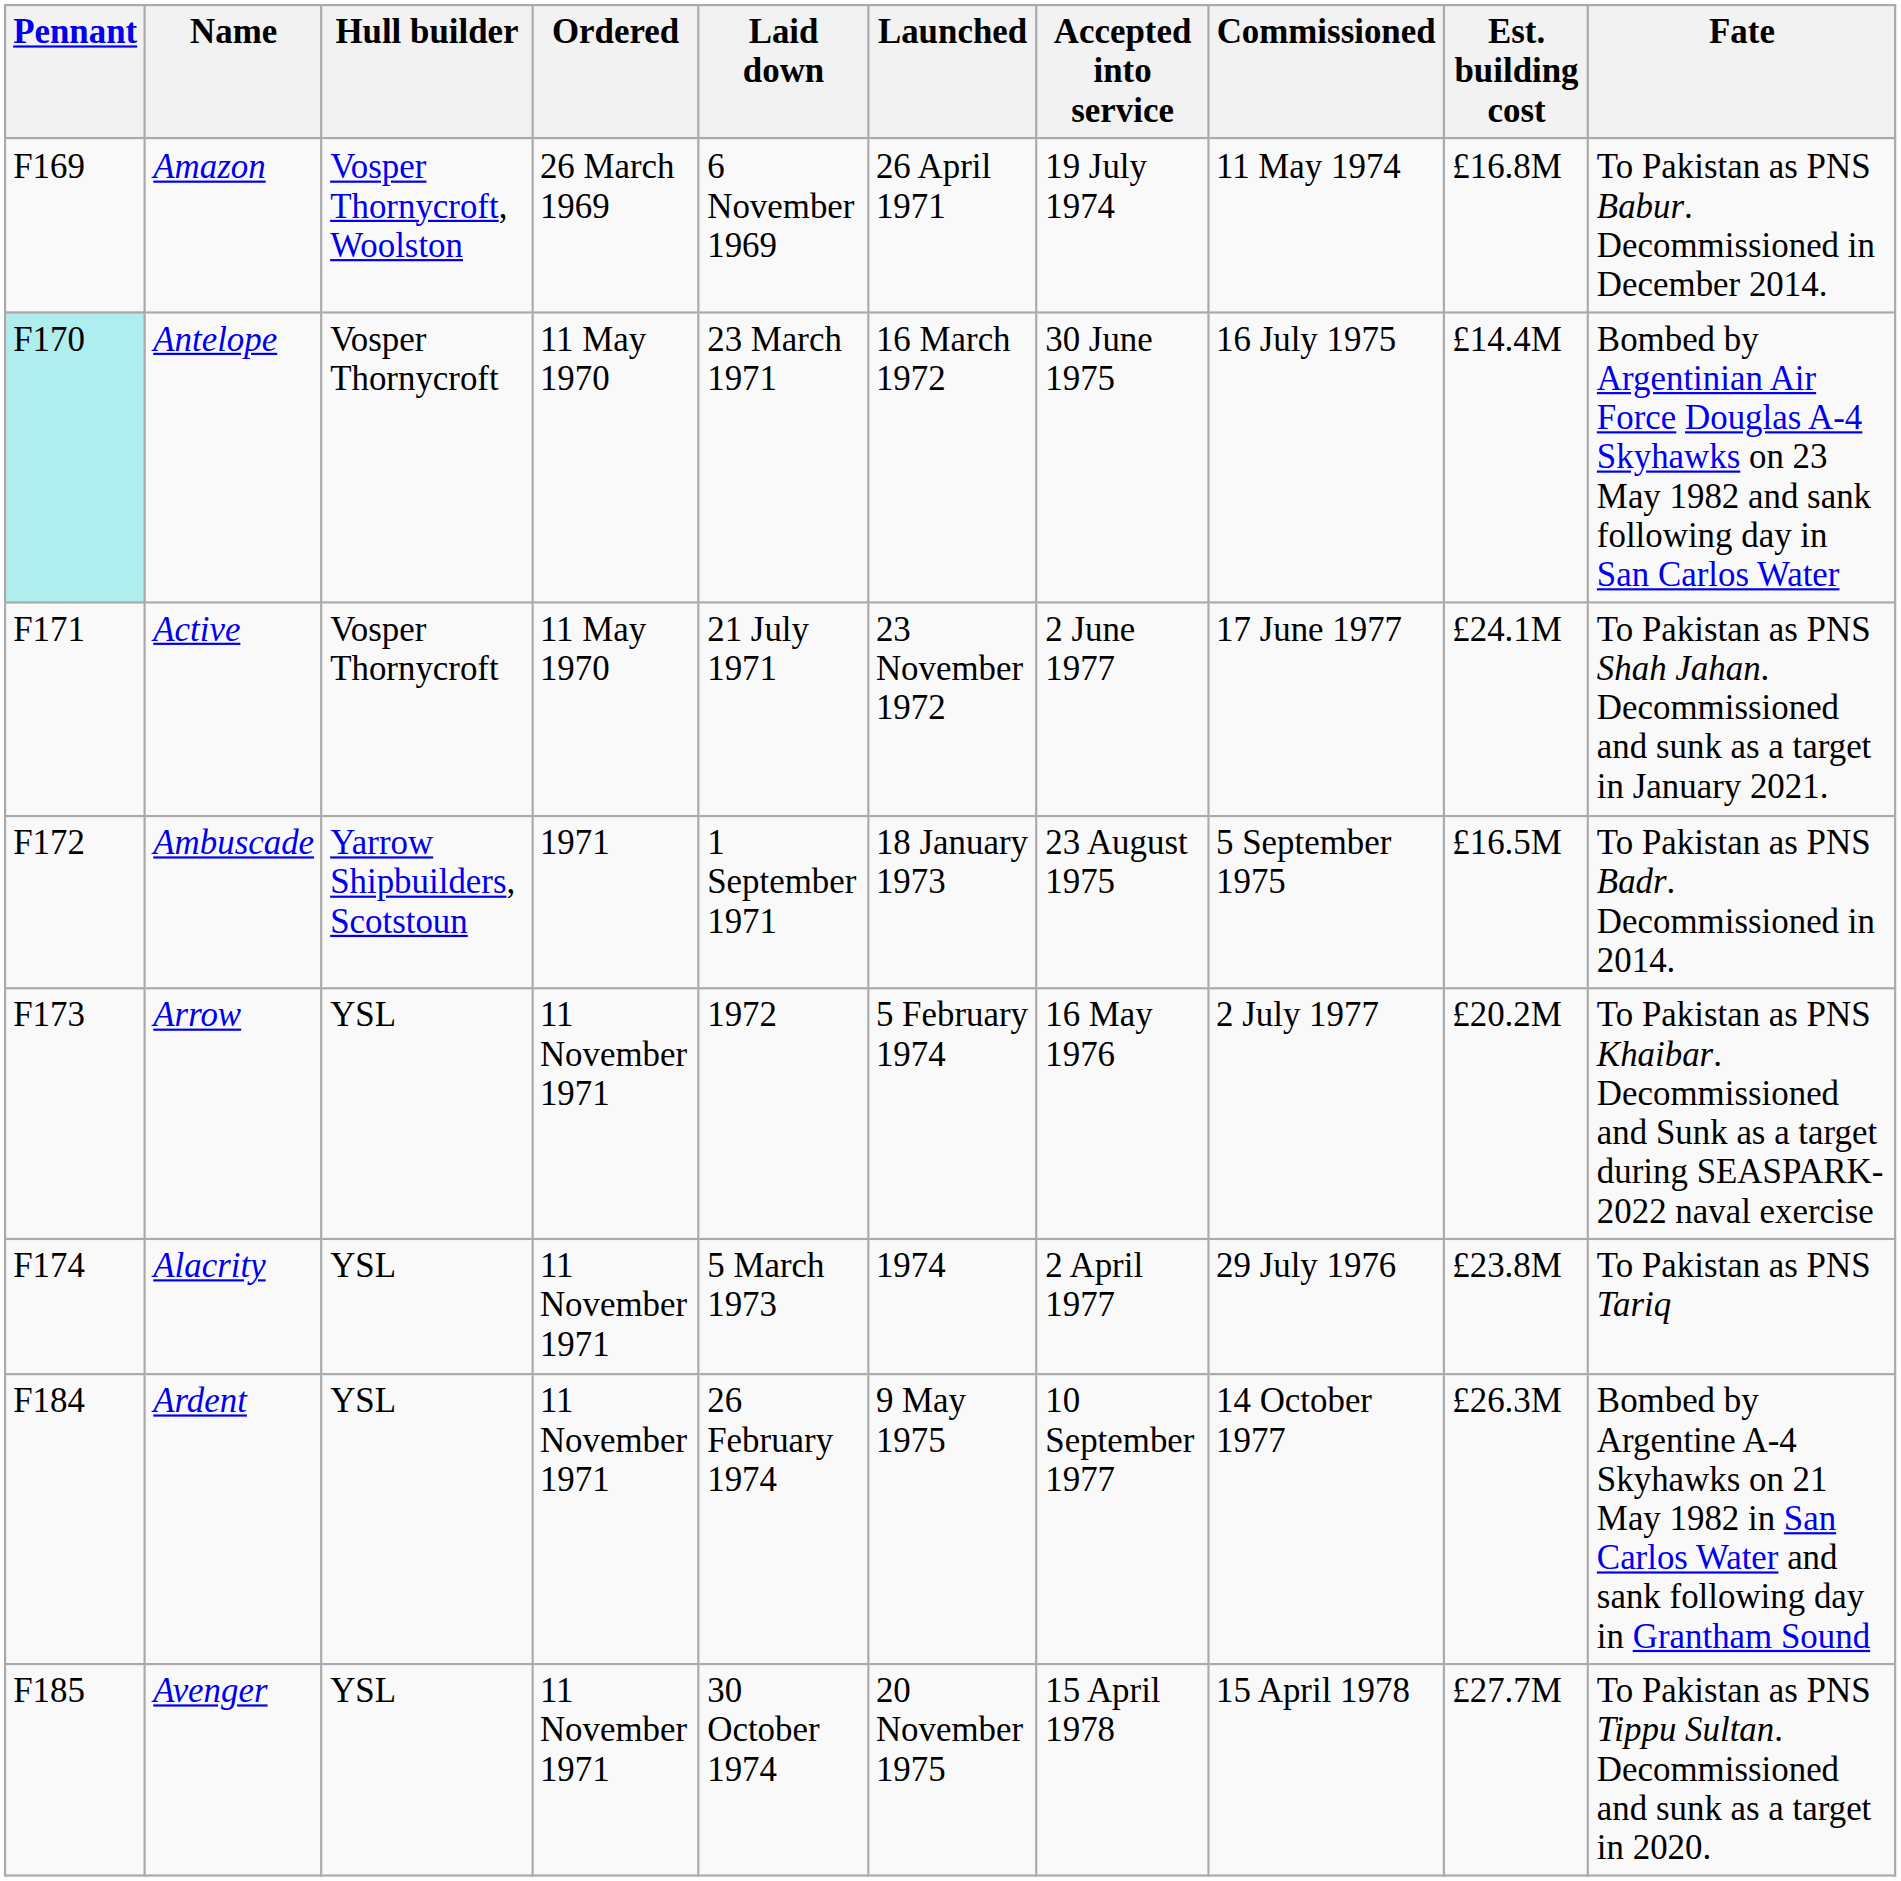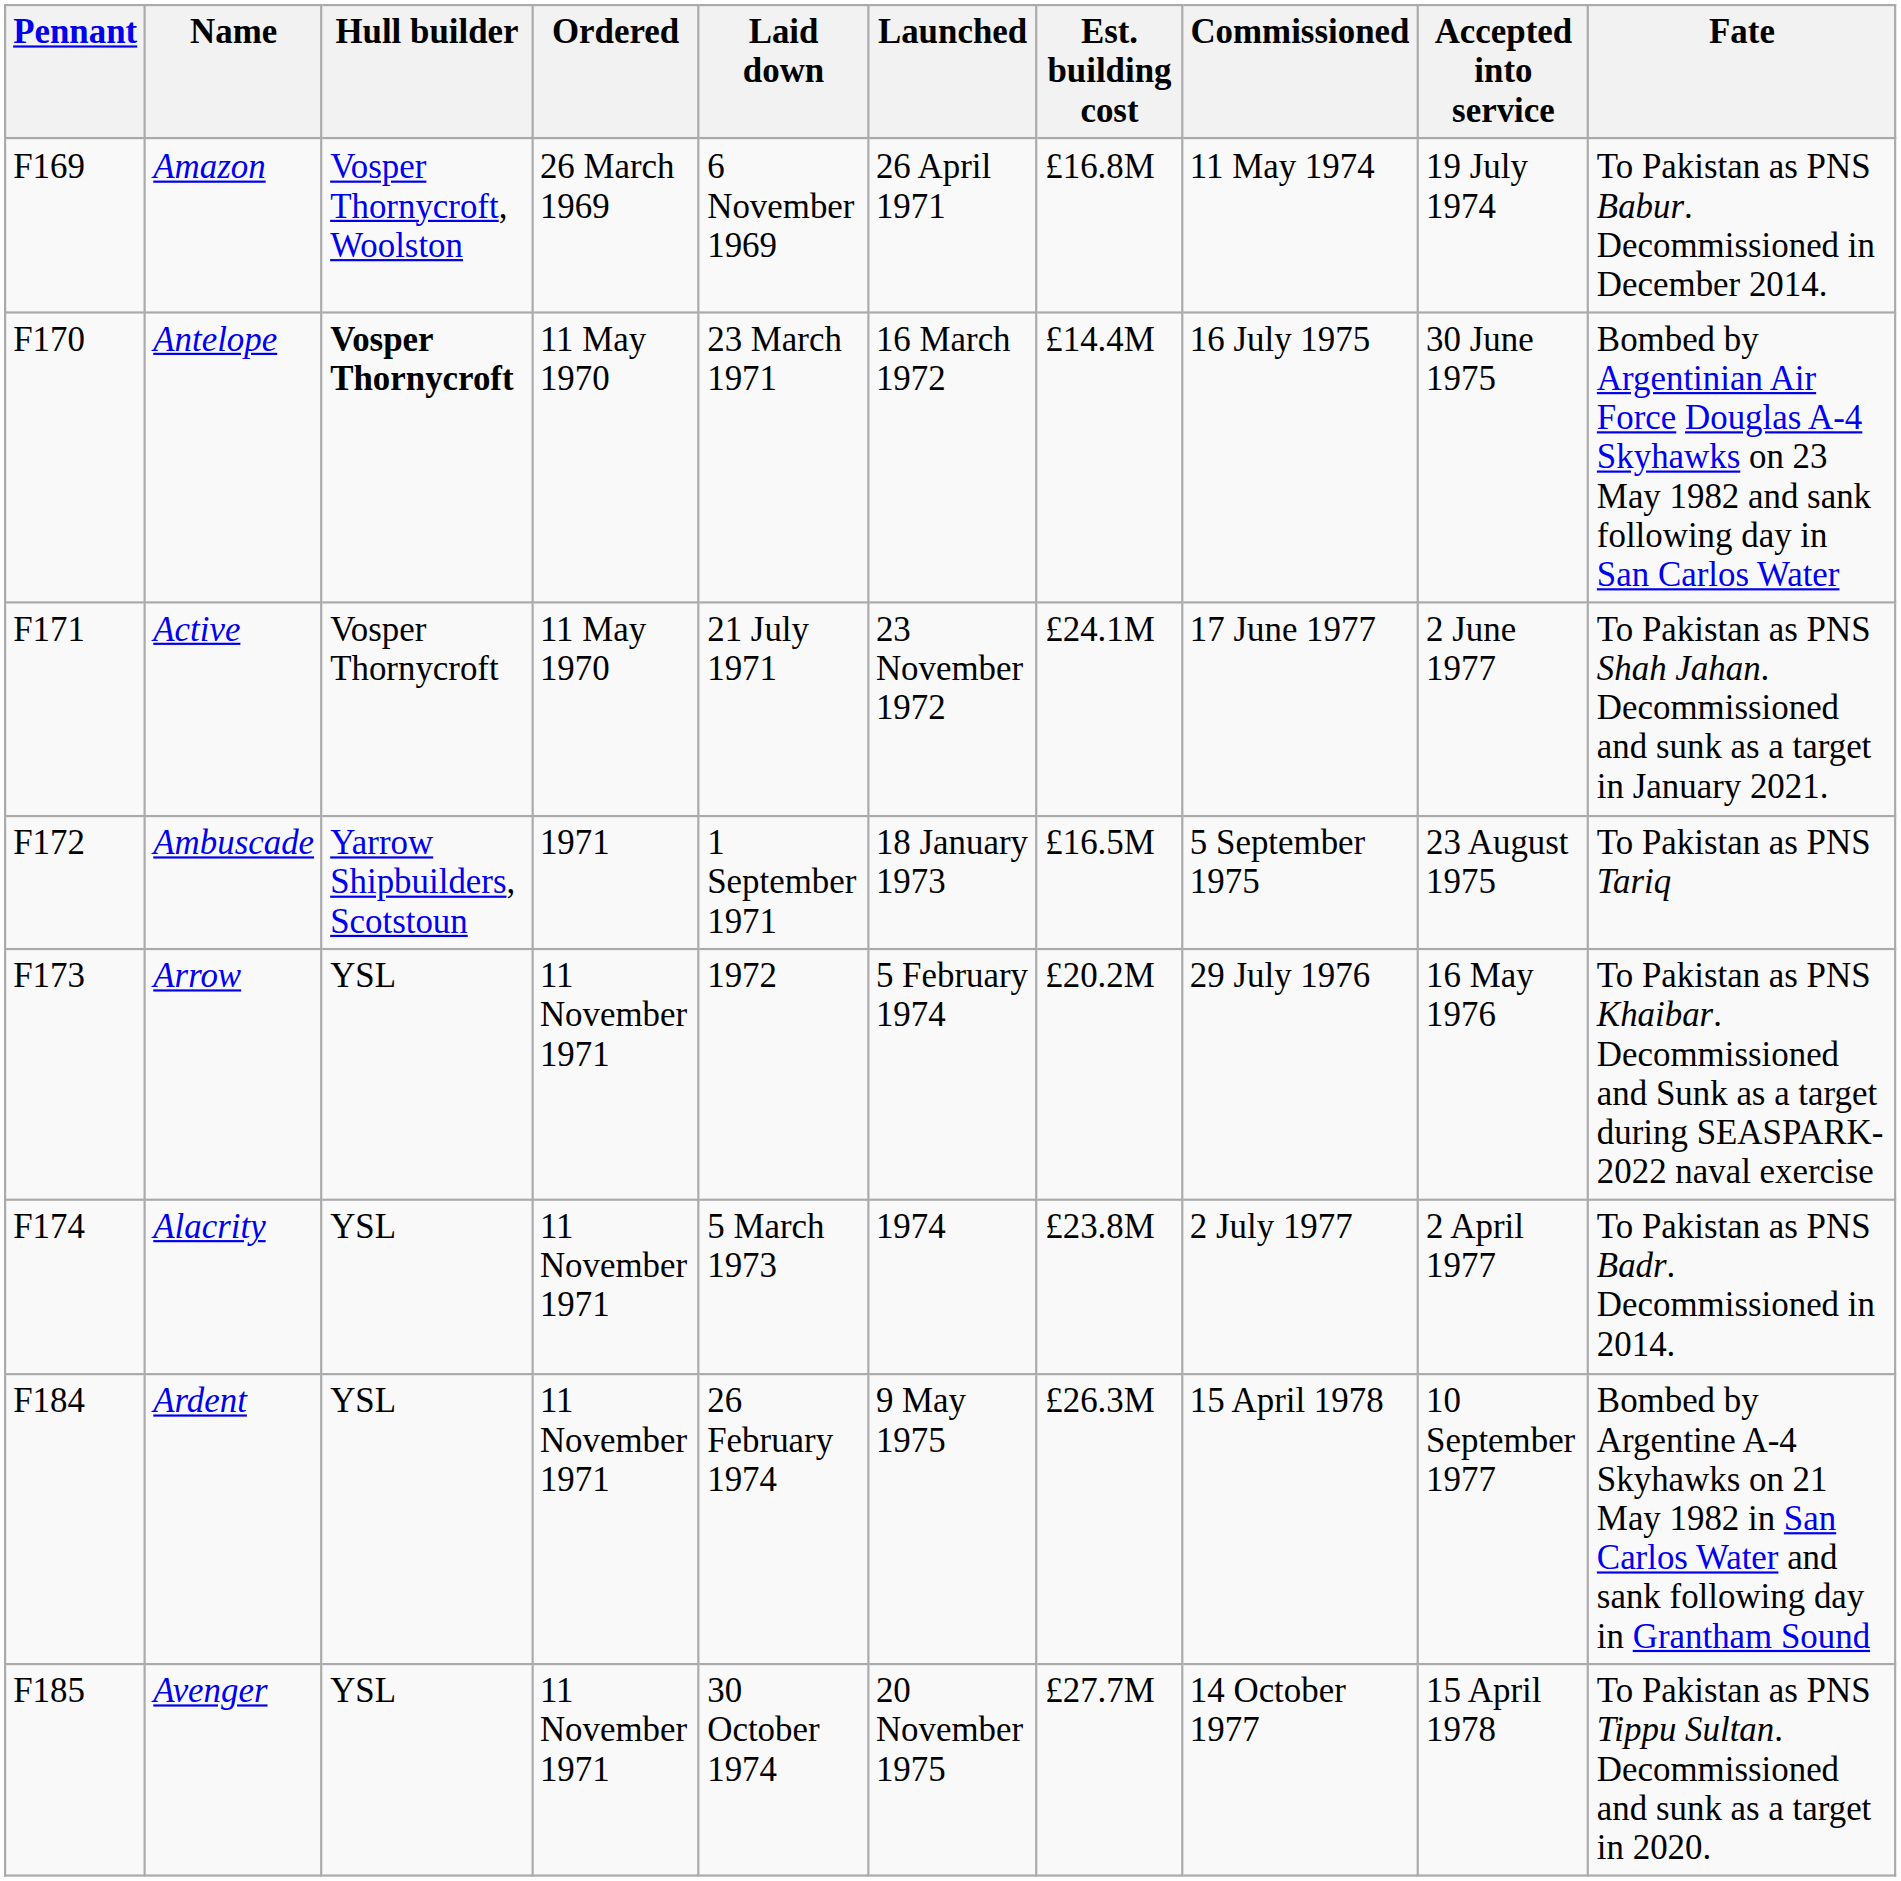columns swapped: (1123, 71) <-> (1517, 71)
(49, 338) paleturquoise background -> (49, 338) no background
(414, 358) normal -> (422, 358) bold
(1736, 900) To Pakistan as PNS Badr. Decommissioned in 2014. -> (1734, 861) To Pakistan as PNS Tariq
(1297, 1015) 2 July 1977 -> (1280, 975) 29 July 1976
(1306, 1266) 29 July 1976 -> (1271, 1227) 2 July 1977
(1734, 1286) To Pakistan as PNS Tariq -> (1736, 1286) To Pakistan as PNS Badr. Decommissioned in 2014.
(1294, 1420) 14 October 1977 -> (1287, 1400) 15 April 1978
(1313, 1691) 15 April 1978 -> (1268, 1710) 14 October 1977
